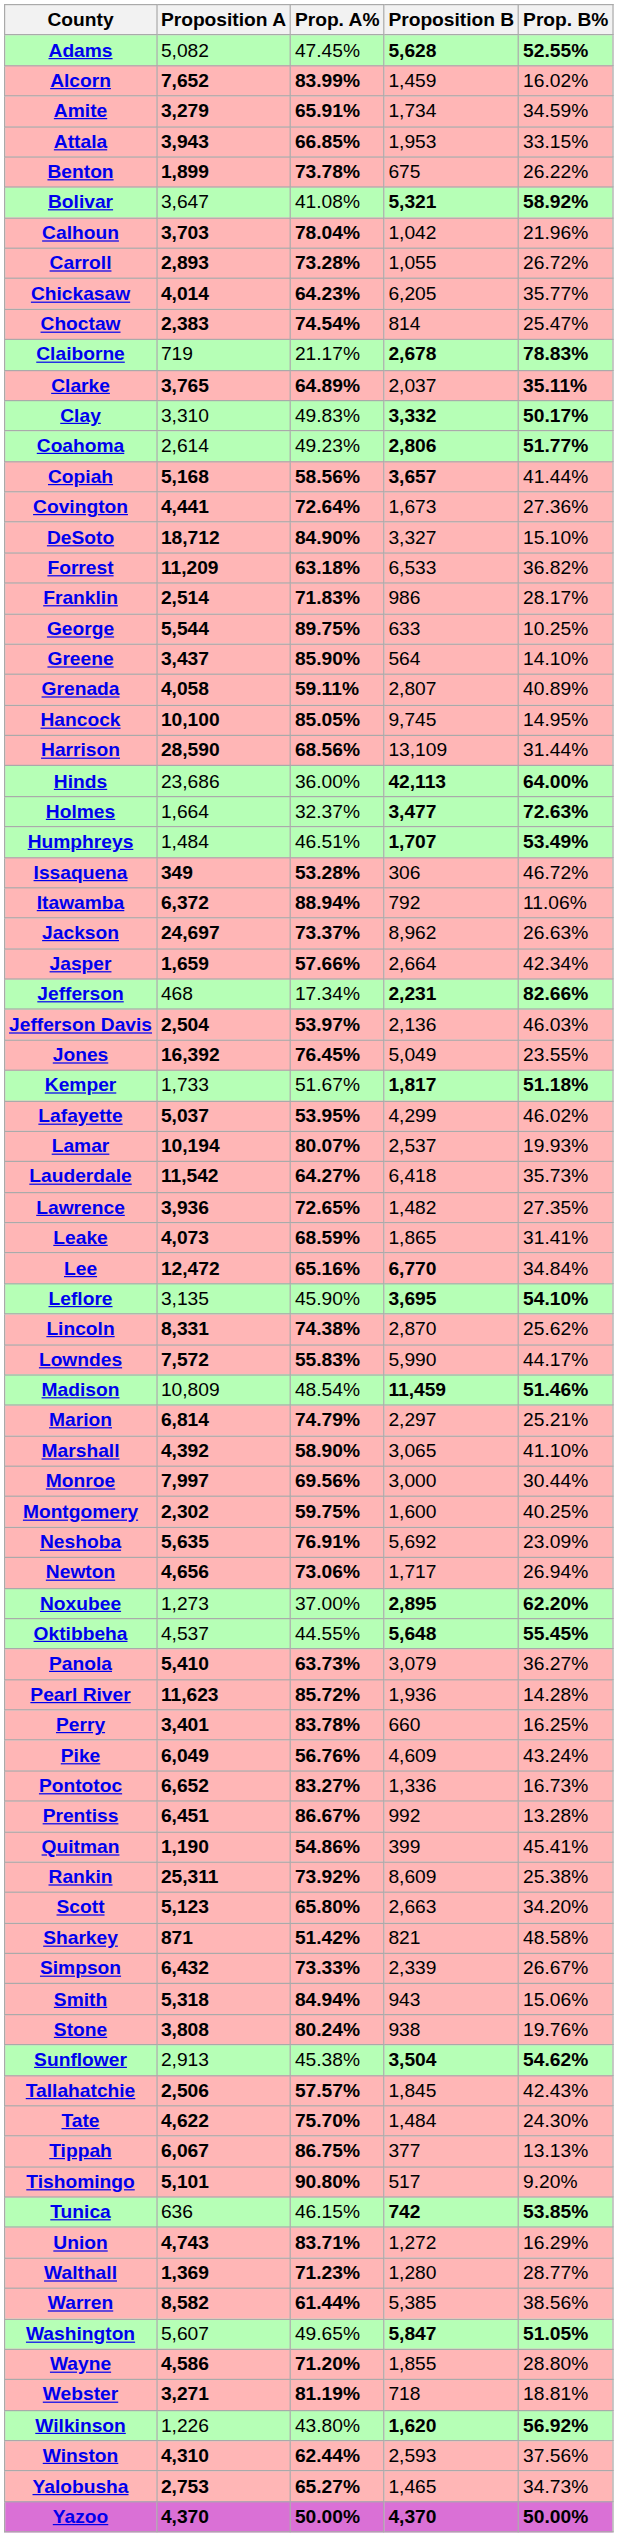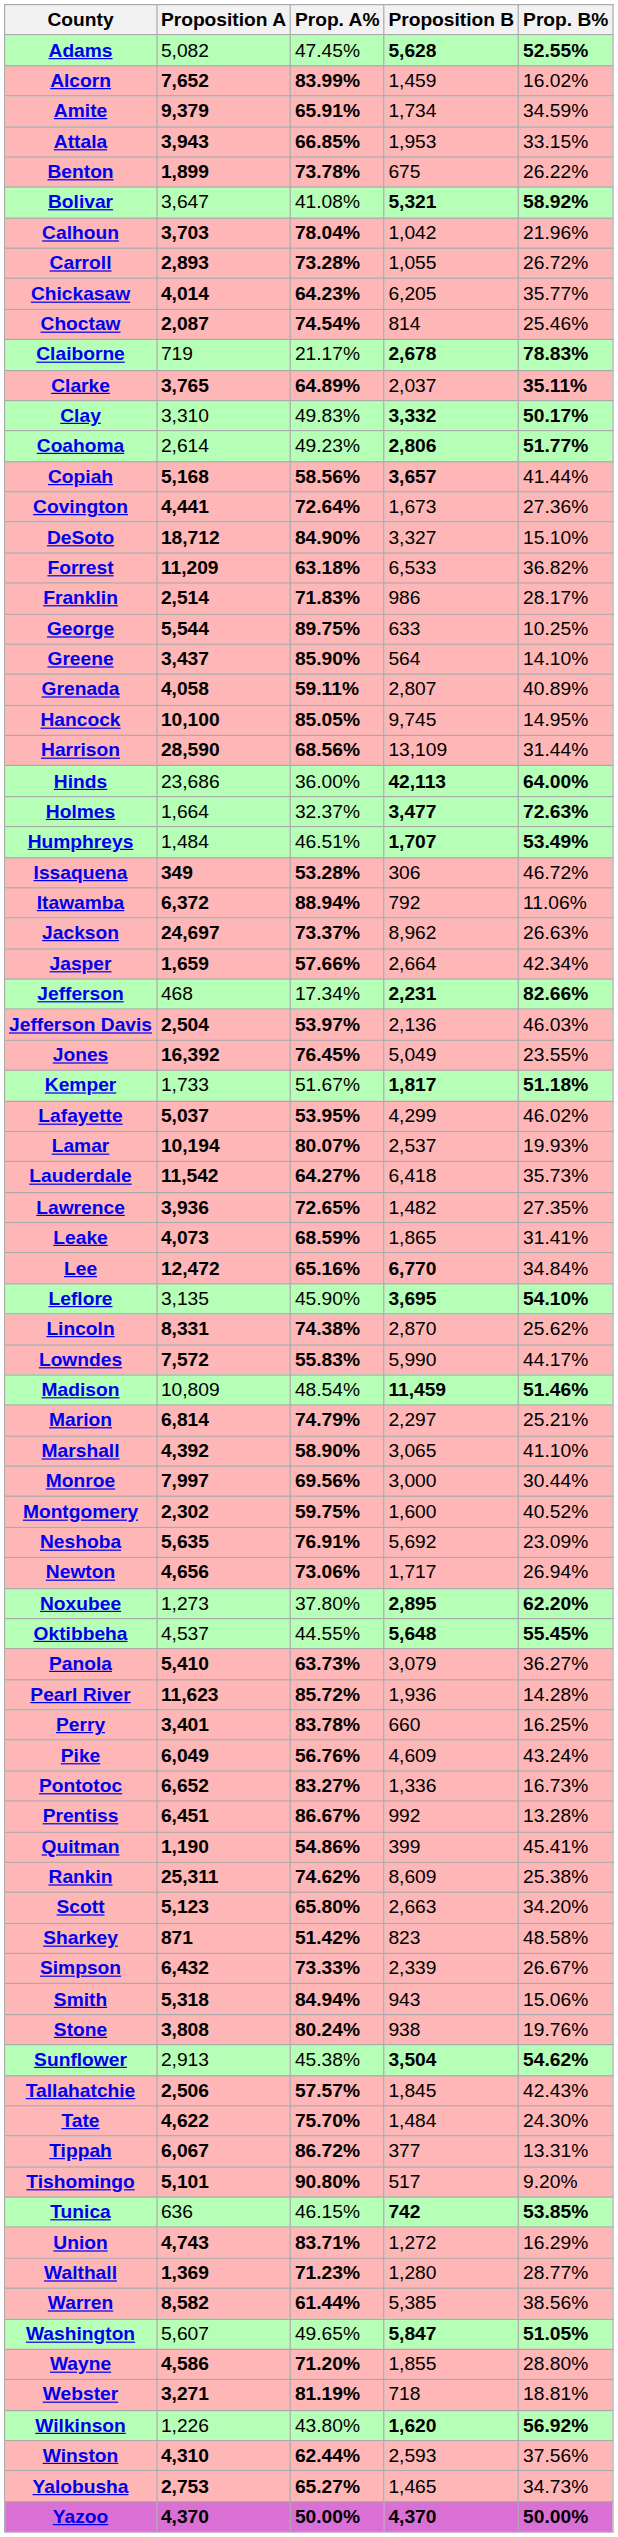(185, 111) 3,279 -> (185, 111) 9,379
(185, 324) 2,383 -> (185, 324) 2,087
(556, 324) 25.47% -> (556, 324) 25.46%
(556, 1511) 40.25% -> (556, 1511) 40.52%
(327, 1603) 37.00% -> (327, 1603) 37.80%
(327, 1877) 73.92% -> (327, 1877) 74.62%
(404, 1938) 821 -> (404, 1938) 823
(327, 2151) 86.75% -> (327, 2151) 86.72%
(556, 2151) 13.13% -> (556, 2151) 13.31%
